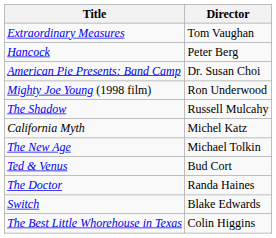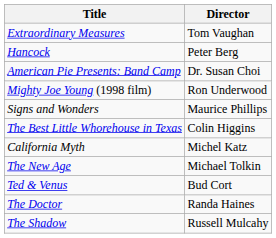+ row: (53, 109)
rows swapped: (37, 109) <-> (95, 223)
- row: (23, 204)
